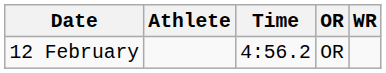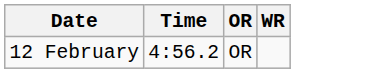- column: (190, 21)
